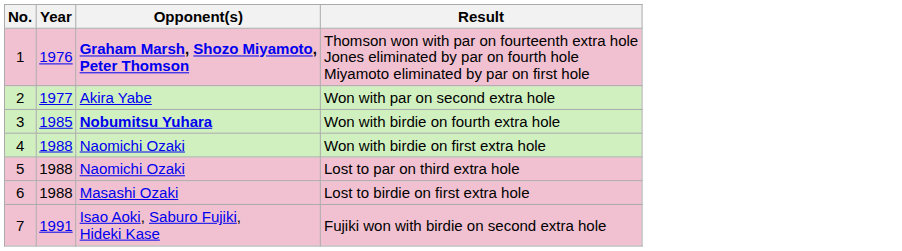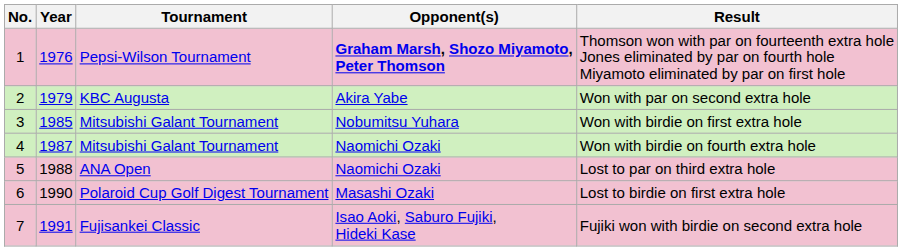+ column: (204, 17)
(56, 98) 1977 -> (56, 98) 1979
(146, 122) bold -> (397, 122) normal
(442, 122) Won with birdie on fourth extra hole -> (691, 122) Won with birdie on first extra hole
(56, 146) 1988 -> (56, 146) 1987
(435, 146) Won with birdie on first extra hole -> (698, 146) Won with birdie on fourth extra hole
(56, 193) 1988 -> (56, 193) 1990
